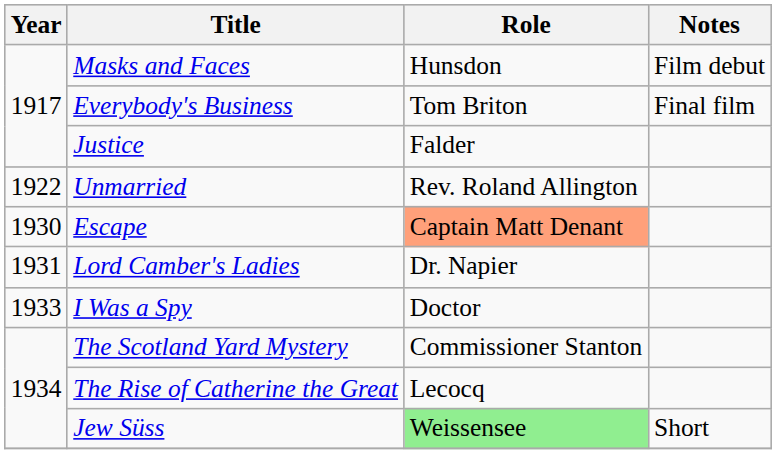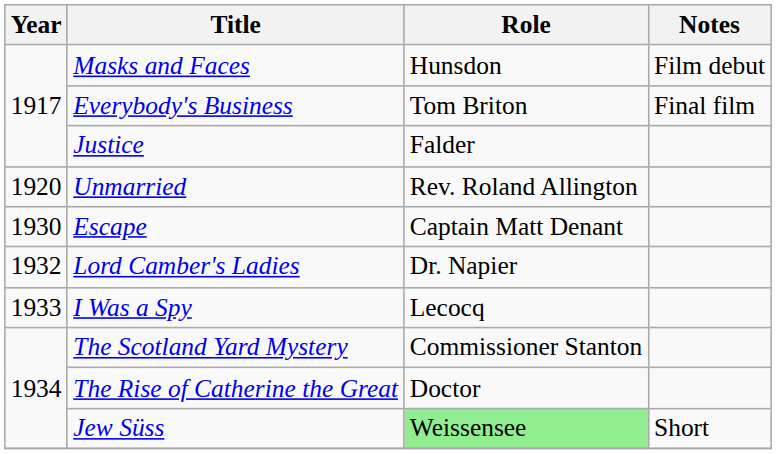(36, 186) 1922 -> (36, 186) 1920
(516, 226) lightsalmon background -> (516, 226) no background
(36, 266) 1931 -> (36, 266) 1932
(445, 307) Doctor -> (447, 307) Lecocq
(447, 387) Lecocq -> (445, 387) Doctor
